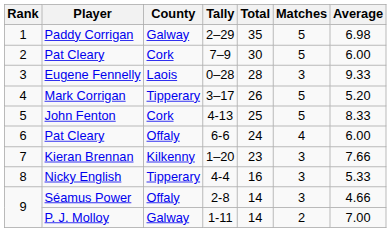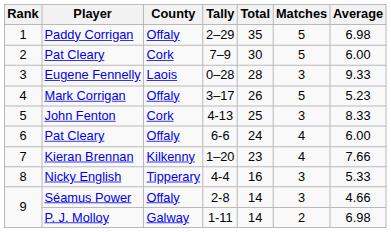(168, 34) Galway -> (163, 34) Offaly
(173, 95) Tipperary -> (163, 95) Offaly
(358, 95) 5.20 -> (358, 95) 5.23
(302, 116) 5 -> (302, 116) 3
(302, 156) 3 -> (302, 156) 4
(358, 217) 7.00 -> (358, 217) 6.98
